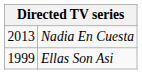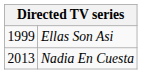rows swapped: (77, 58) <-> (87, 36)
